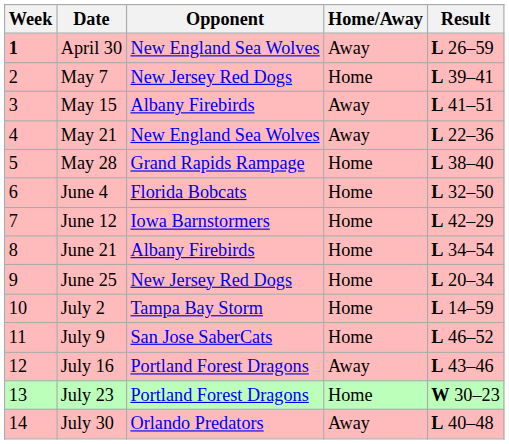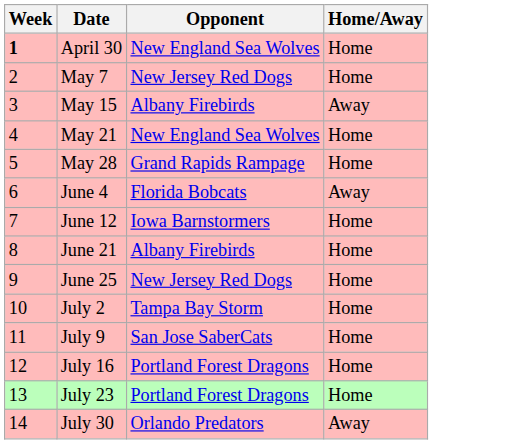- column: (466, 18)
(349, 47) Away -> (350, 47) Home
(349, 134) Away -> (350, 134) Home
(350, 192) Home -> (349, 192) Away
(349, 366) Away -> (350, 366) Home
